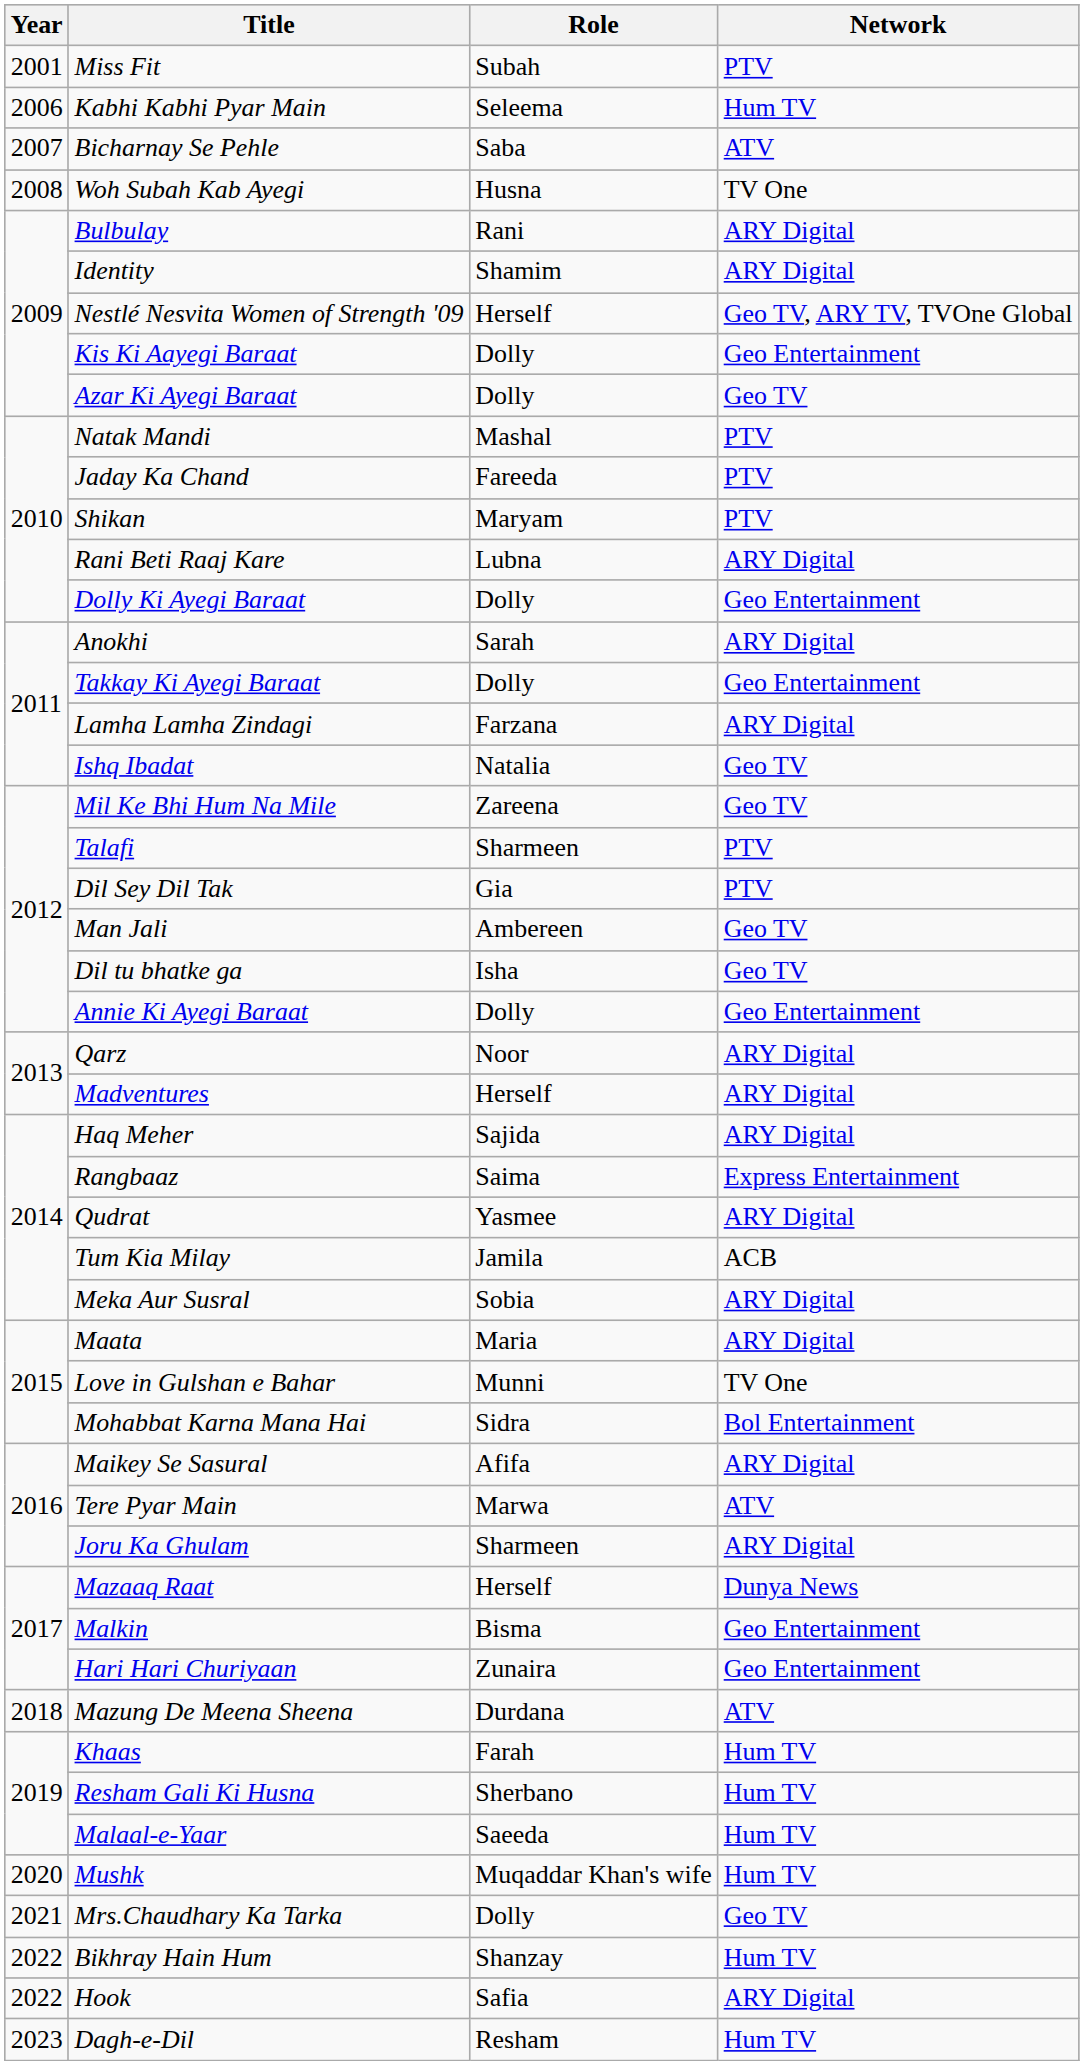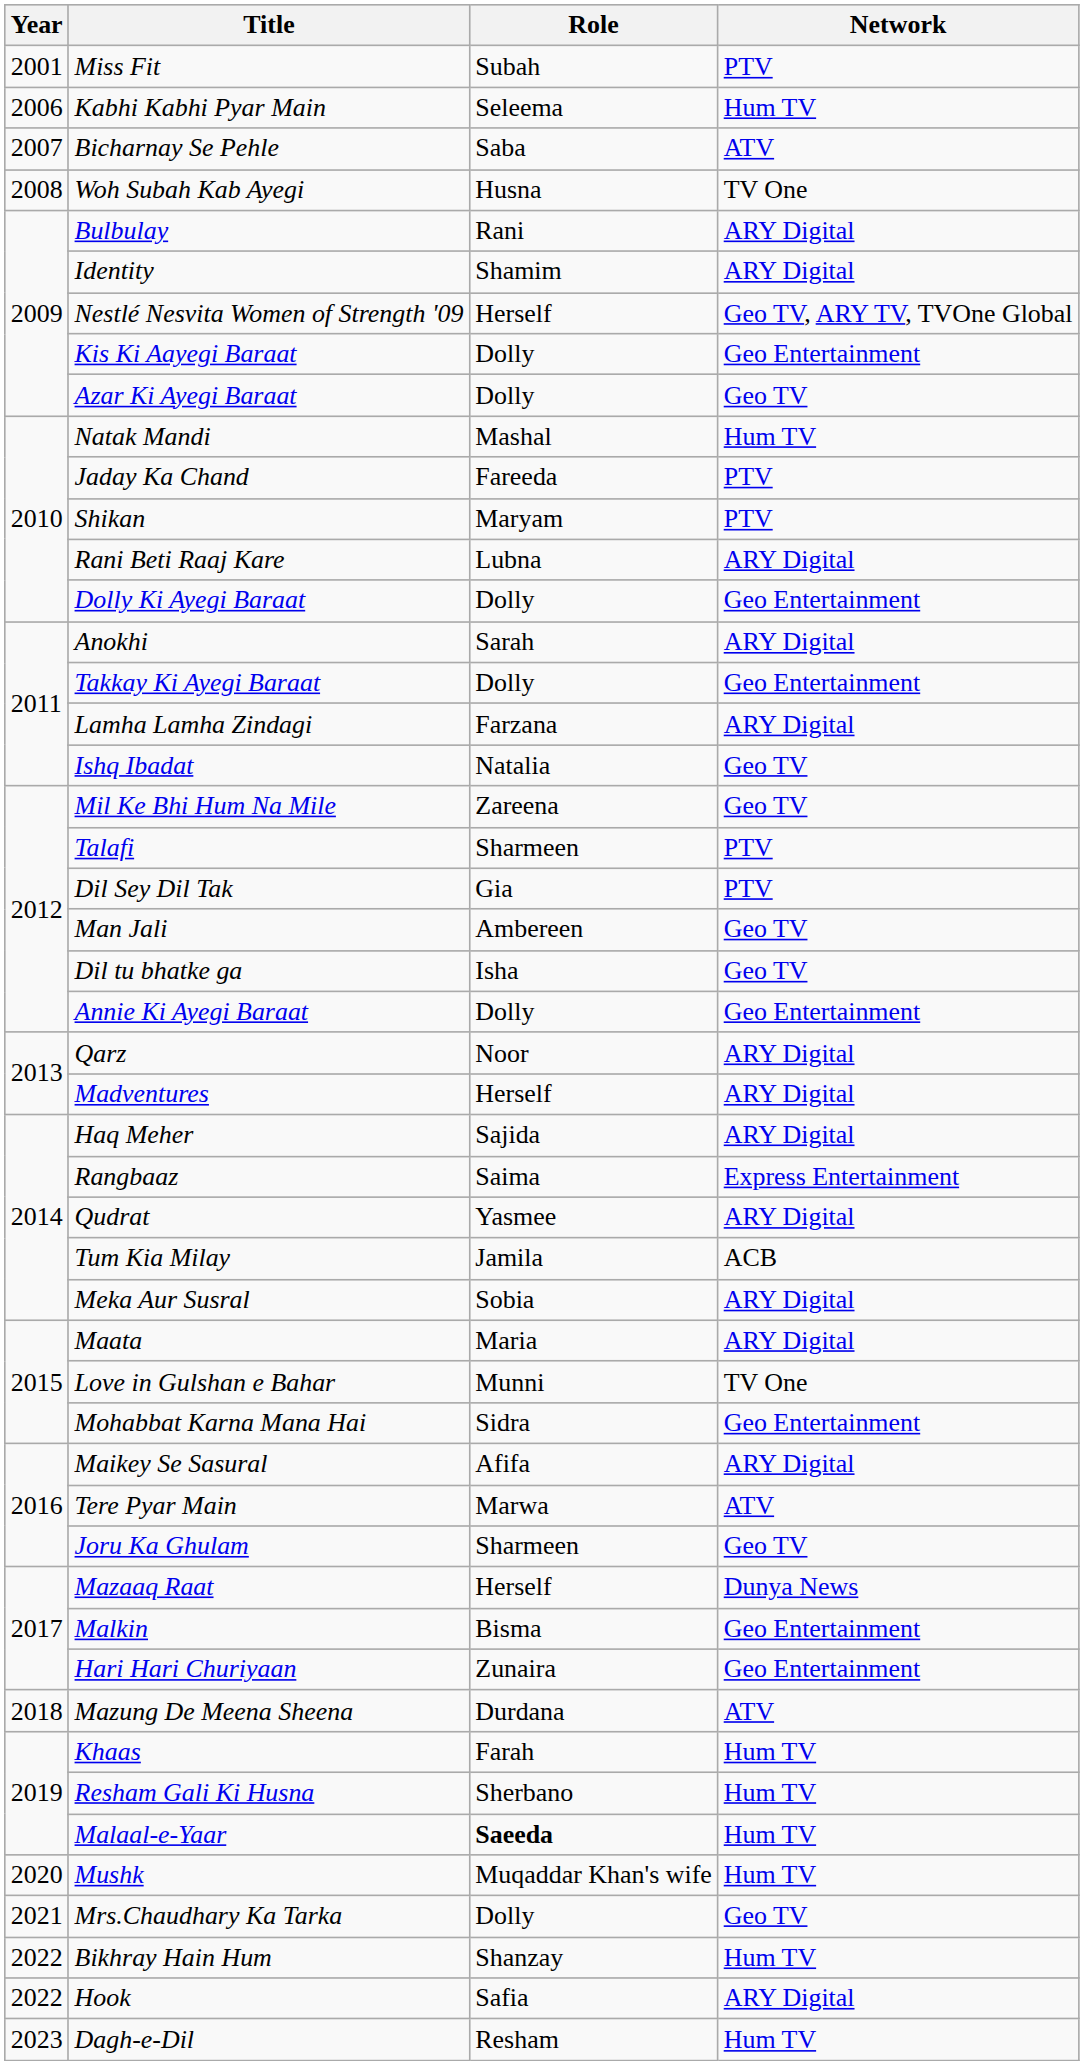(748, 436) PTV -> (770, 436) Hum TV
(819, 1422) Bol Entertainment -> (822, 1422) Geo Entertainment
(789, 1546) ARY Digital -> (766, 1546) Geo TV
(512, 1833) normal -> (514, 1833) bold
